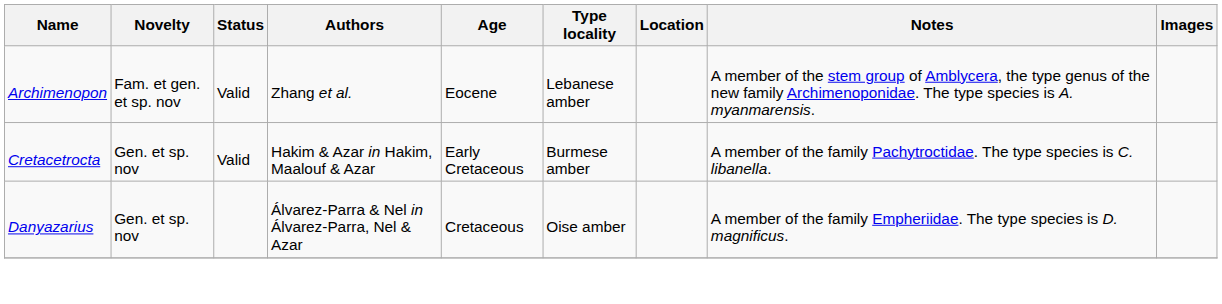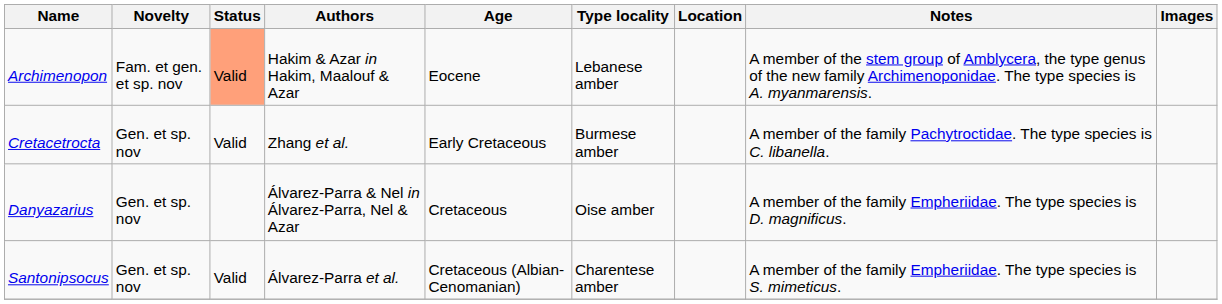(234, 92) no background -> (230, 75) lightsalmon background
(312, 92) Zhang et al. -> (328, 75) Hakim & Azar in Hakim, Maalouf & Azar
(352, 160) Hakim & Azar in Hakim, Maalouf & Azar -> (308, 143) Zhang et al.
+ row: (58, 278)
